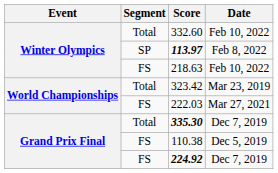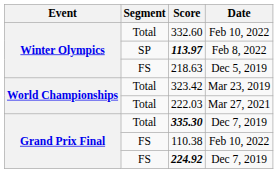(239, 68) Feb 10, 2022 -> (239, 68) Dec 5, 2019
(145, 104) FS -> (145, 104) Total
(239, 141) Dec 5, 2019 -> (239, 141) Feb 10, 2022
